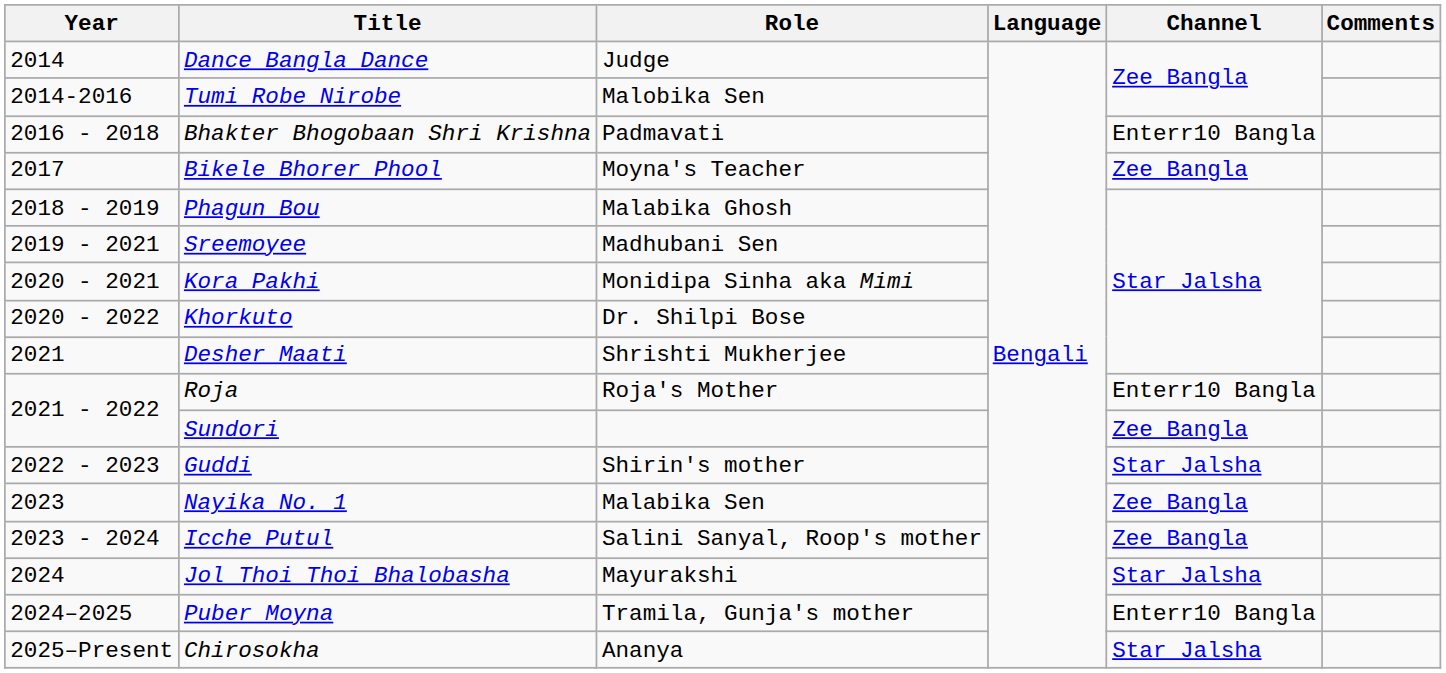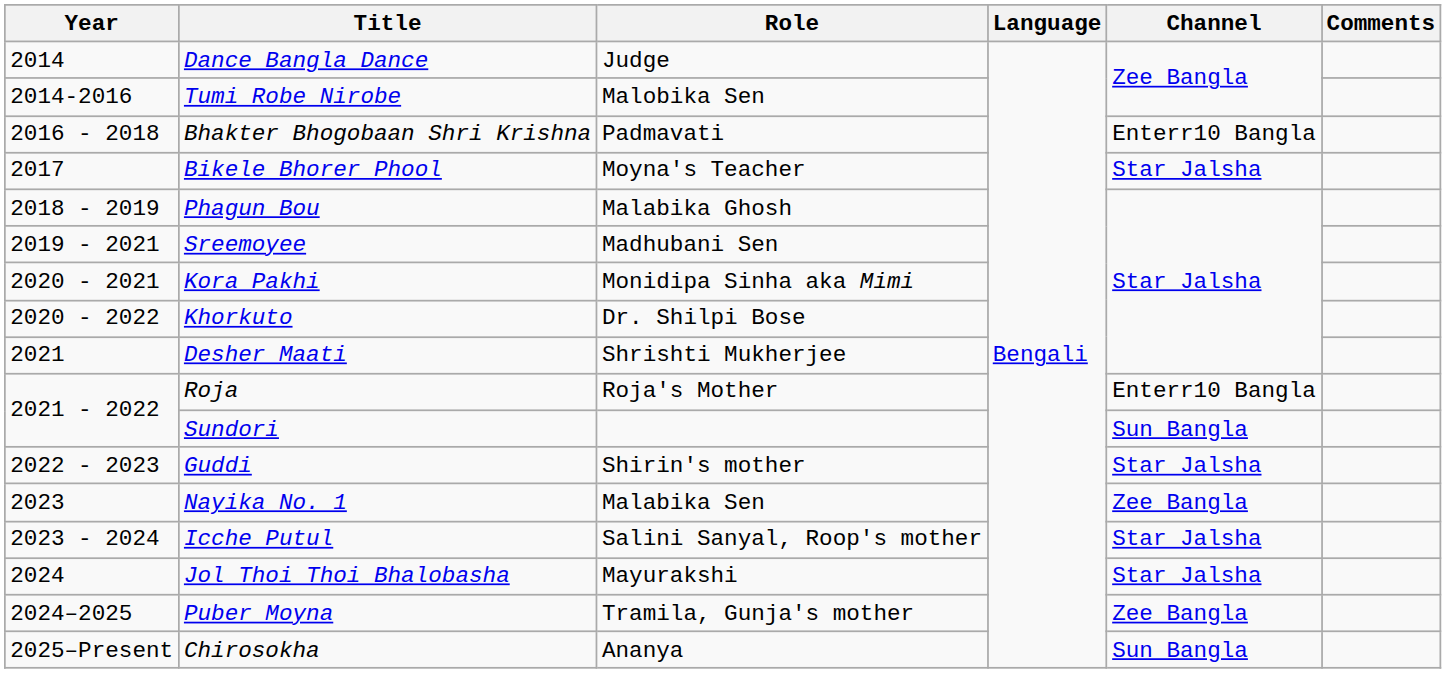(1180, 171) Zee Bangla -> (1187, 171) Star Jalsha
(1180, 429) Zee Bangla -> (1180, 429) Sun Bangla
(1180, 539) Zee Bangla -> (1187, 539) Star Jalsha
(1214, 613) Enterr10 Bangla -> (1180, 613) Zee Bangla
(1187, 650) Star Jalsha -> (1180, 650) Sun Bangla
